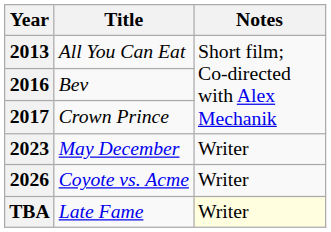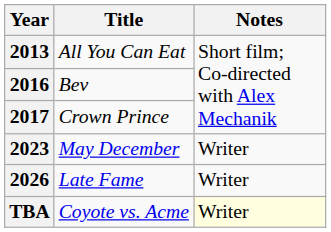(124, 180) Coyote vs. Acme -> (101, 180) Late Fame
(101, 211) Late Fame -> (124, 211) Coyote vs. Acme
